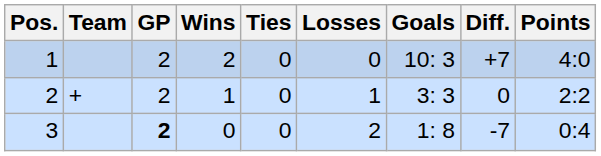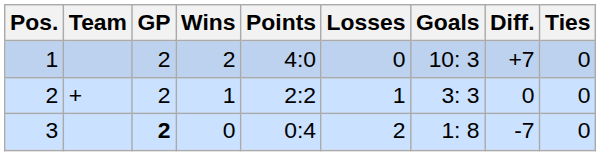columns swapped: (269, 22) <-> (556, 22)
